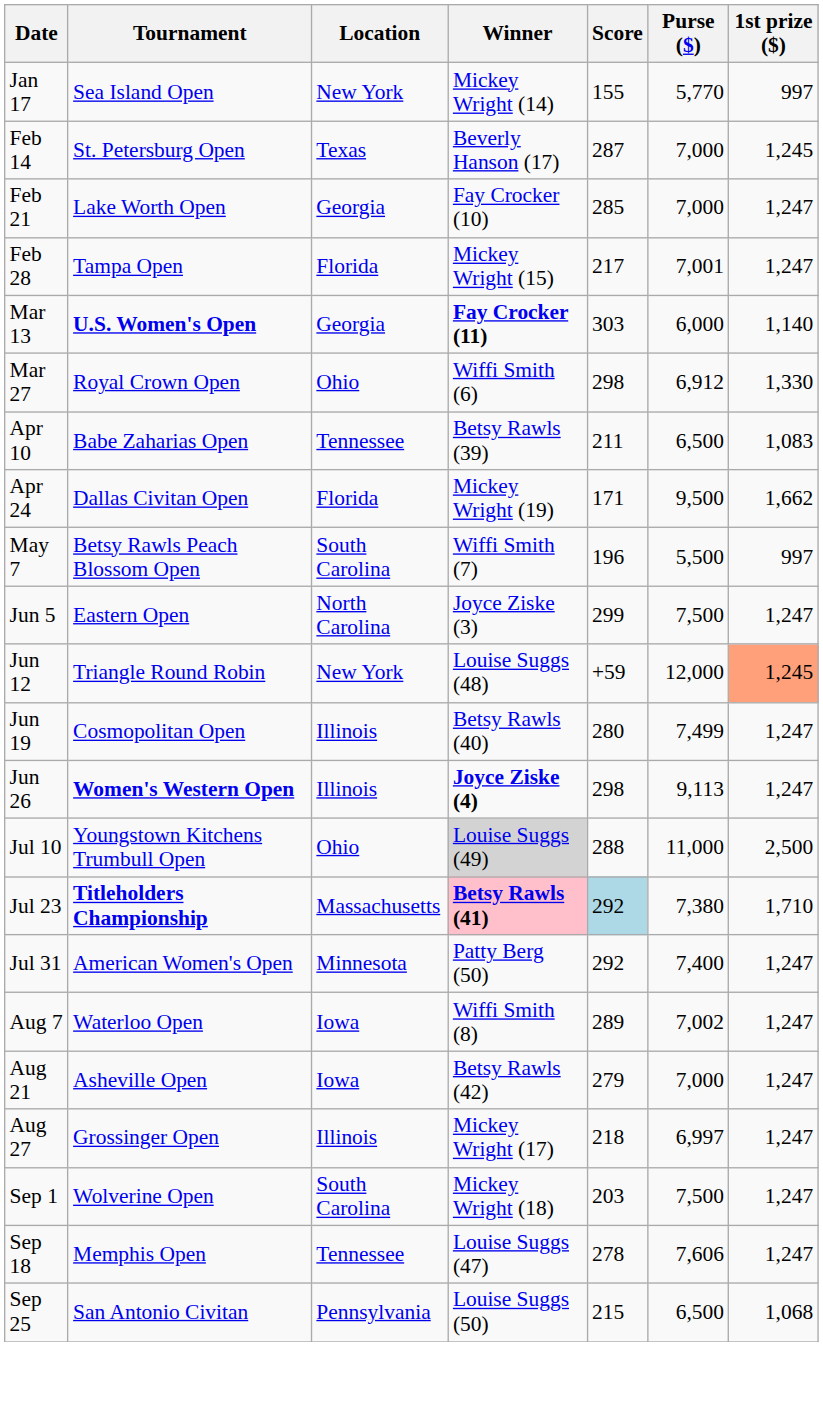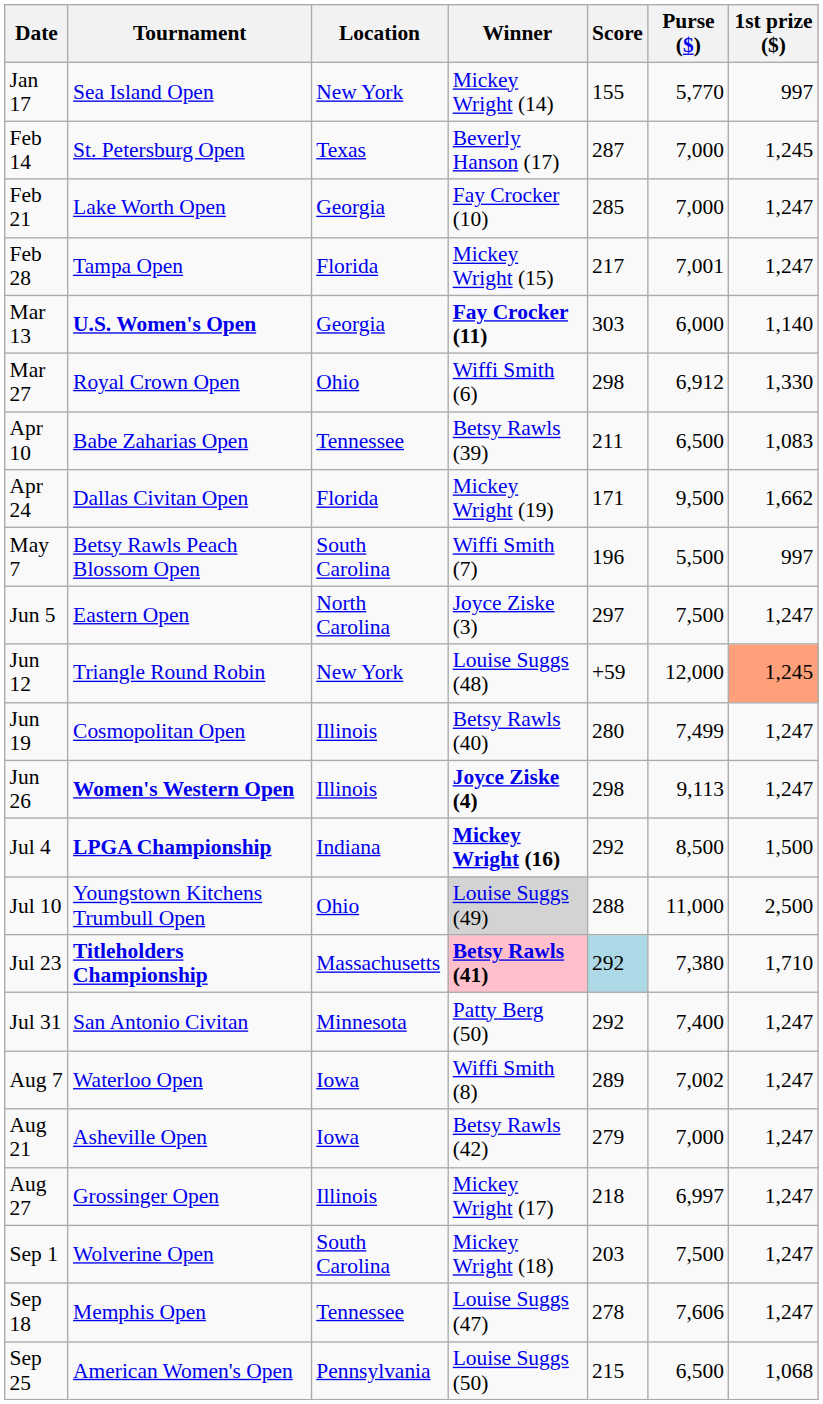(608, 614) 299 -> (608, 614) 297
+ row: (30, 847)
(183, 963) American Women's Open -> (161, 1021) San Antonio Civitan
(161, 1312) San Antonio Civitan -> (183, 1370) American Women's Open
